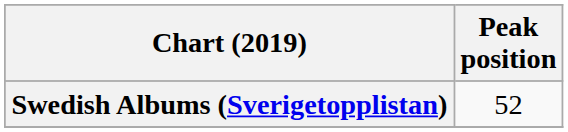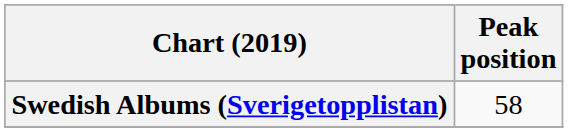(508, 103) 52 -> (508, 103) 58
